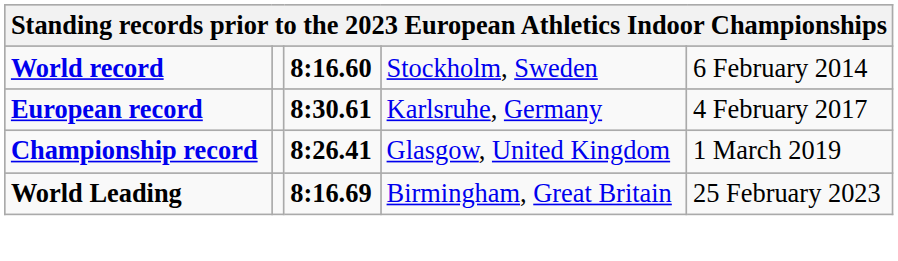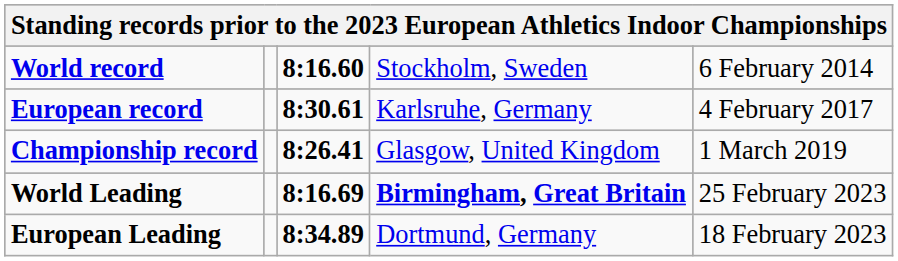(529, 192) normal -> (531, 192) bold
+ row: (116, 234)
